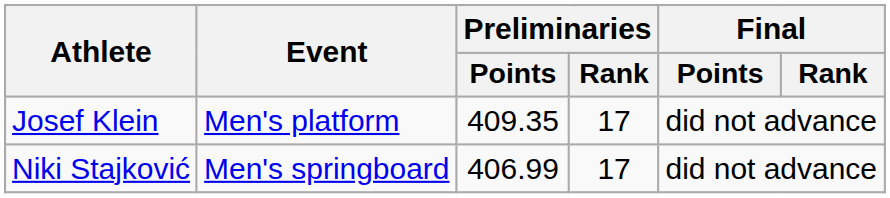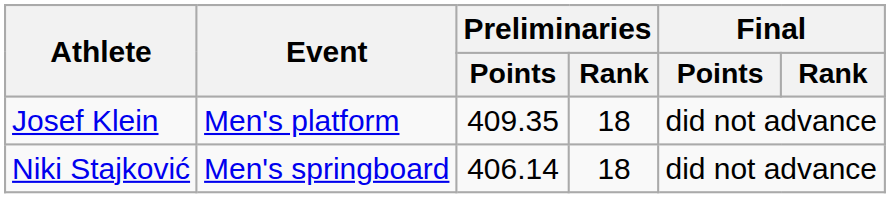(614, 121) 17 -> (614, 121) 18
(513, 168) 406.99 -> (513, 168) 406.14
(614, 168) 17 -> (614, 168) 18
